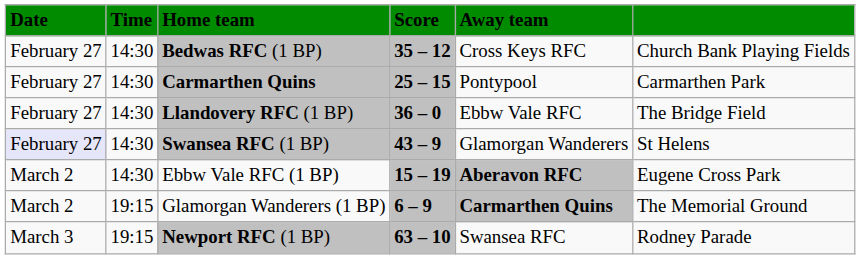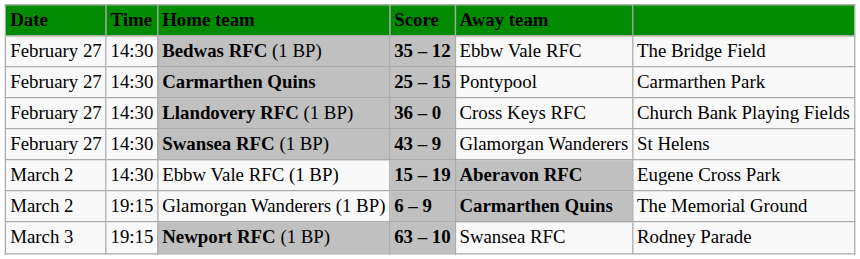(523, 51) Cross Keys RFC -> (520, 51) Ebbw Vale RFC
(743, 51) Church Bank Playing Fields -> (701, 51) The Bridge Field
(520, 113) Ebbw Vale RFC -> (523, 113) Cross Keys RFC
(701, 113) The Bridge Field -> (743, 113) Church Bank Playing Fields
(56, 144) lavender background -> (56, 144) no background
